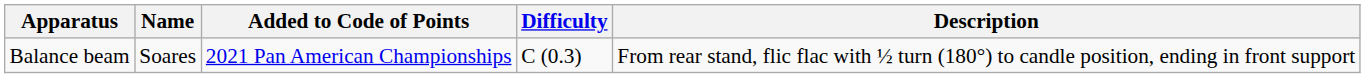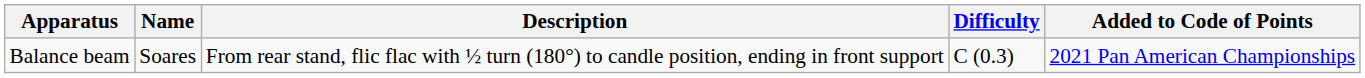columns swapped: (986, 21) <-> (359, 21)
